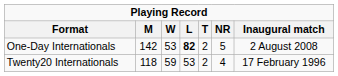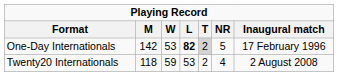(205, 46) no background -> (205, 46) lightgrey background
(284, 46) 2 August 2008 -> (284, 46) 17 February 1996
(284, 63) 17 February 1996 -> (284, 63) 2 August 2008
